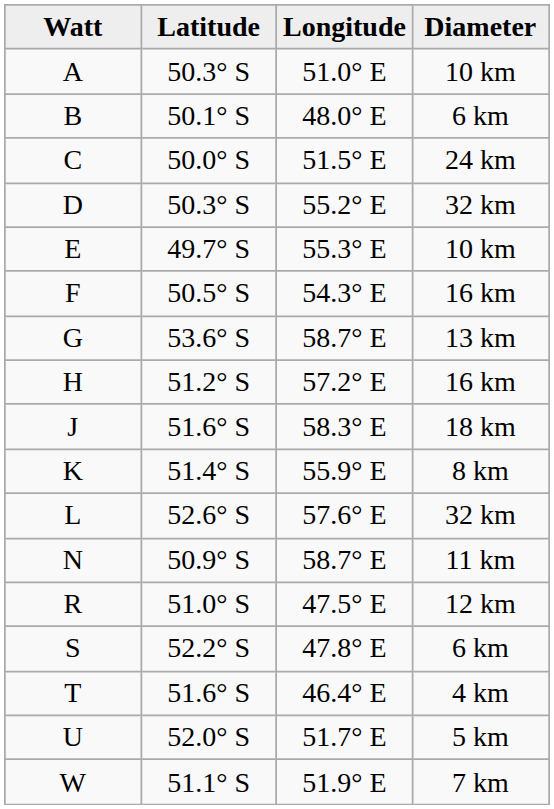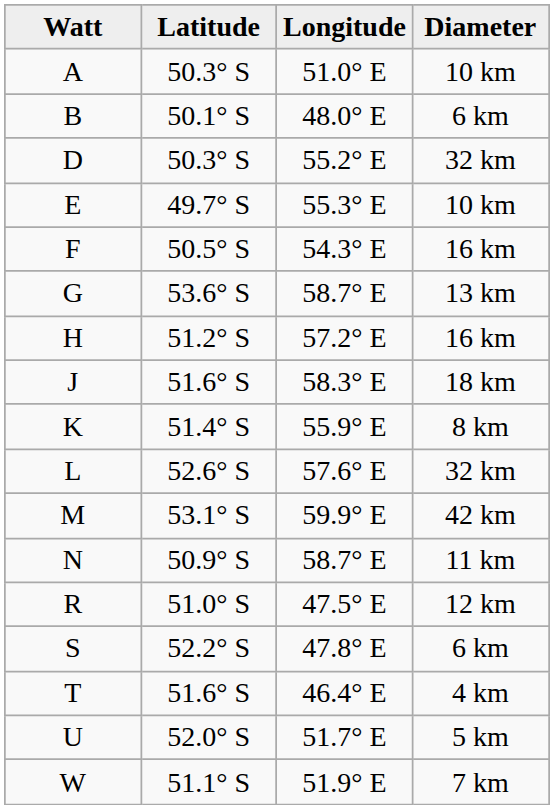- row: (73, 159)
+ row: (73, 515)
